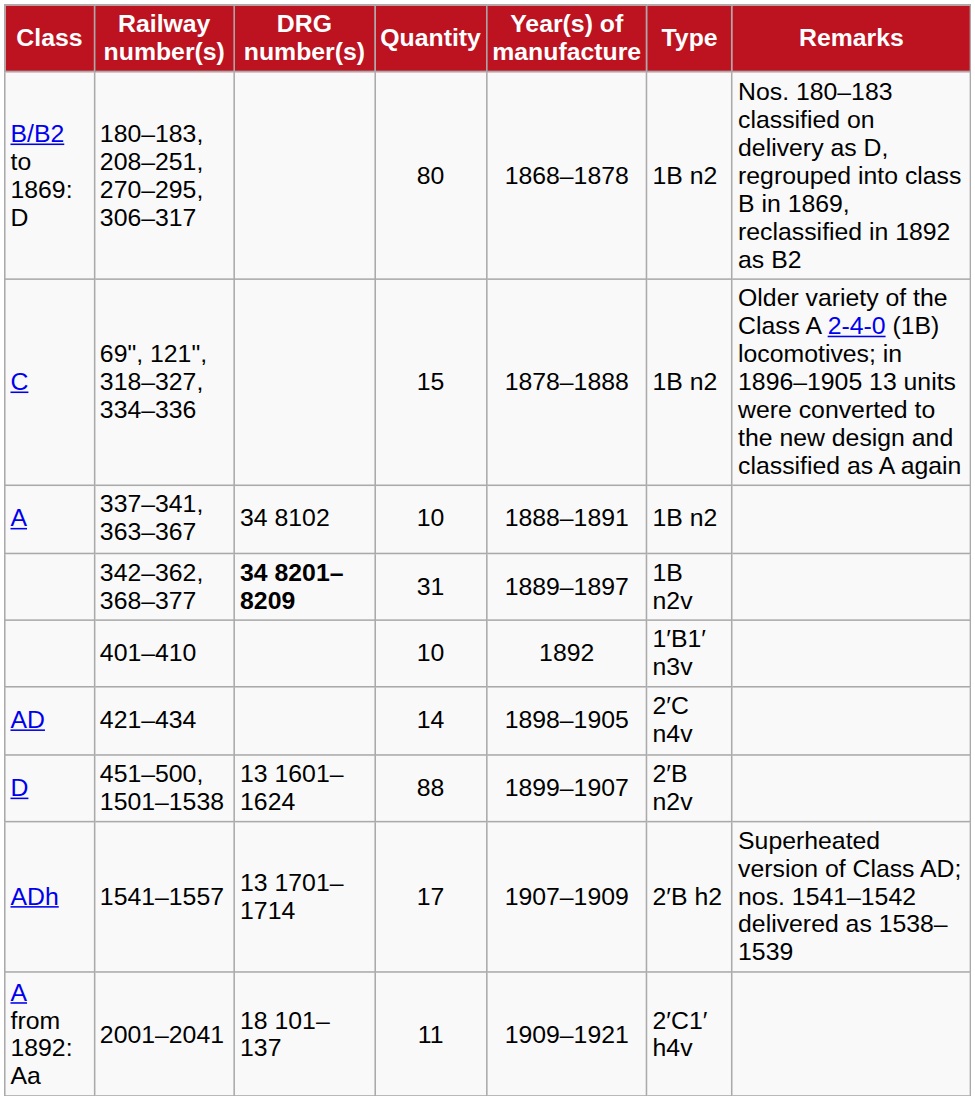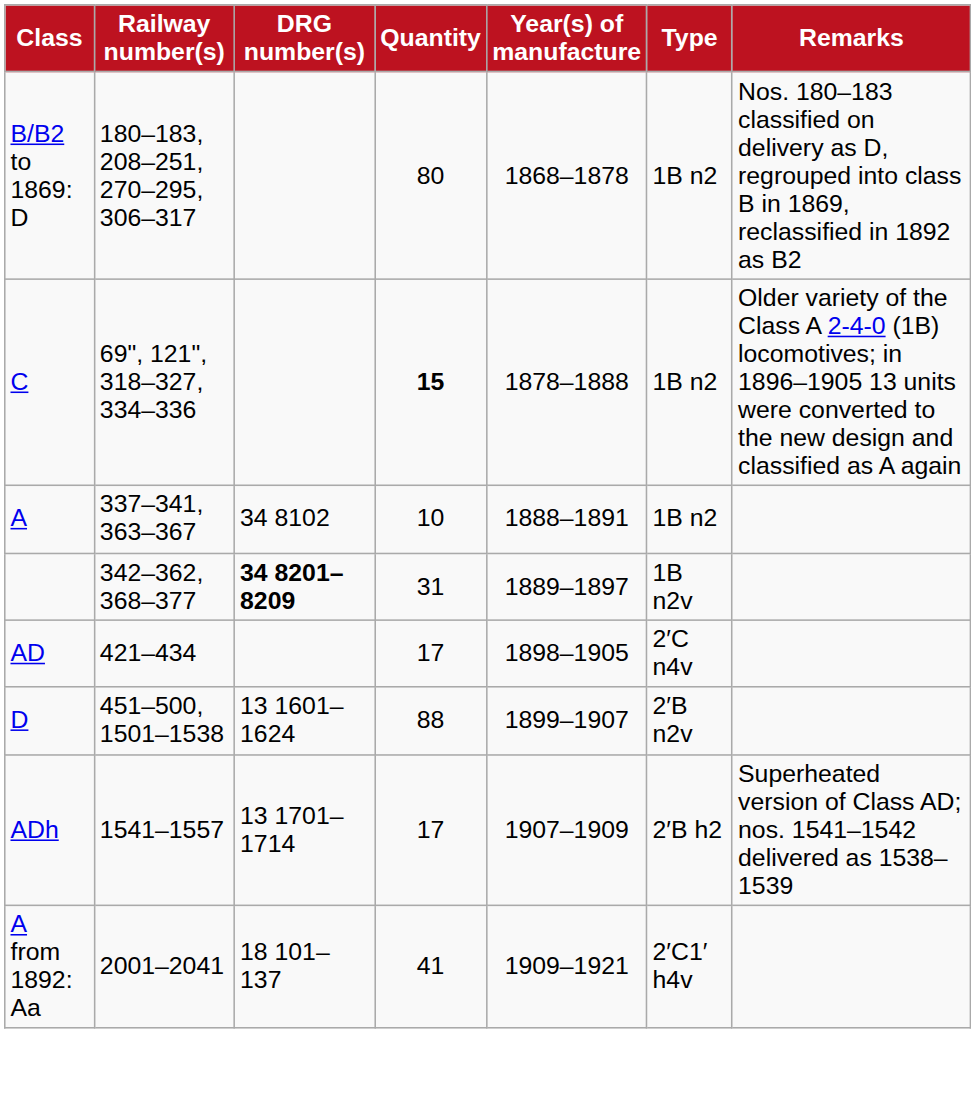(431, 381) normal -> (431, 381) bold
- row: (148, 653)
(431, 720) 14 -> (431, 653) 17
(431, 1033) 11 -> (431, 966) 41
